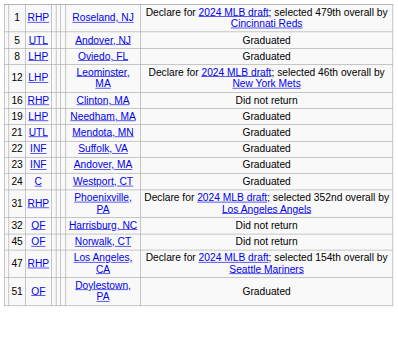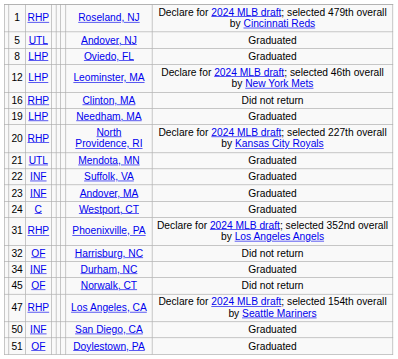+ row: (17, 138)
+ row: (17, 269)
+ row: (17, 330)
